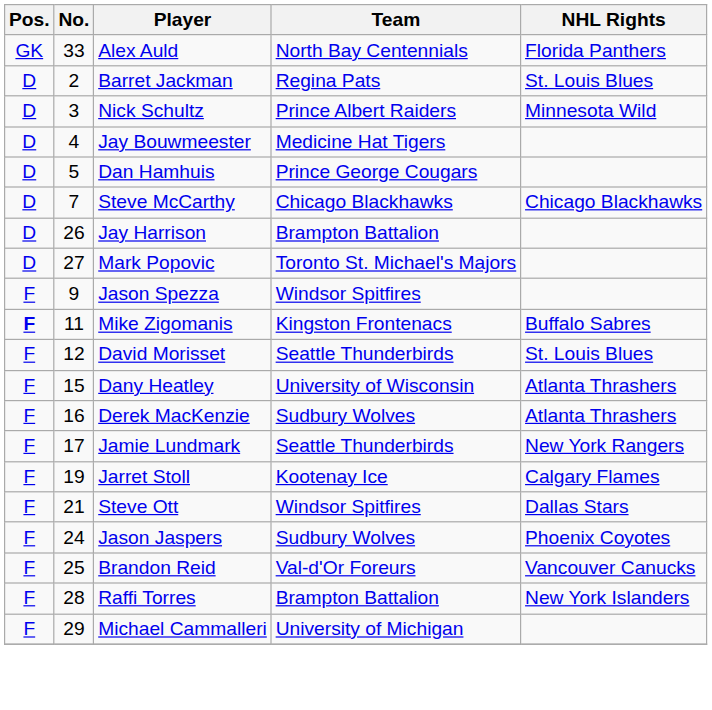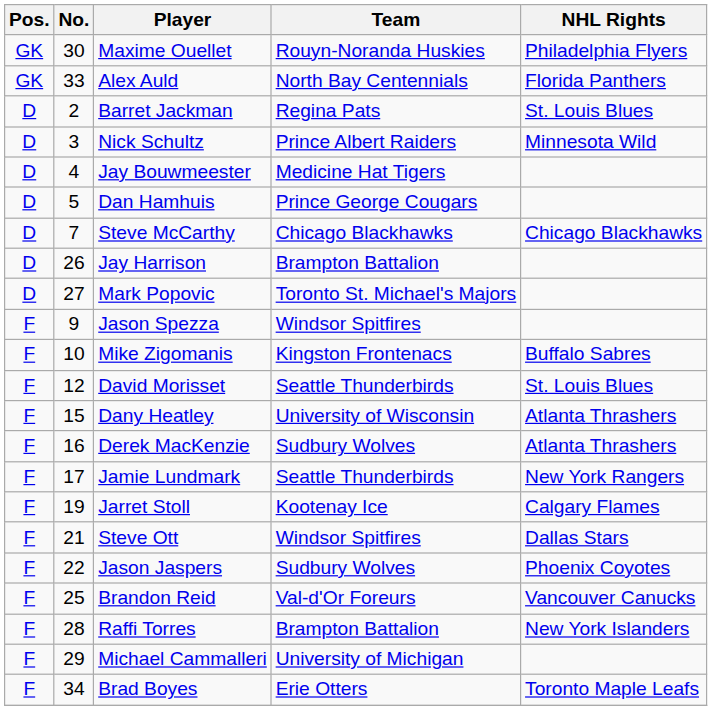+ row: (165, 50)
(29, 324) bold -> (29, 354) normal
(74, 324) 11 -> (74, 354) 10
(74, 537) 24 -> (74, 567) 22
+ row: (148, 689)
